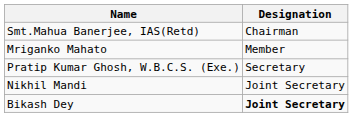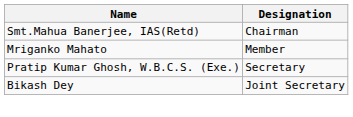- row: (47, 85)
(295, 103) bold -> (295, 85) normal
